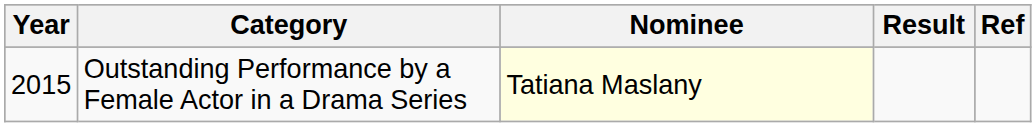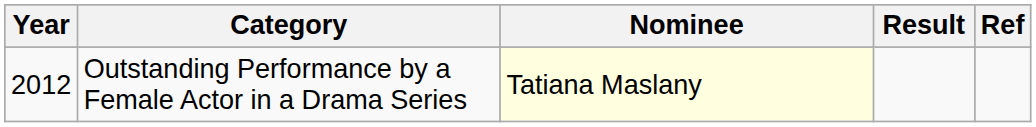(41, 84) 2015 -> (41, 84) 2012
